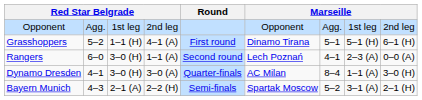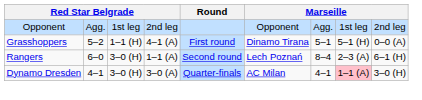(399, 42) 6–1 (H) -> (390, 42) 0–0 (A)
(332, 57) 4–1 -> (323, 57) 8–4
(399, 57) 0–0 (A) -> (390, 57) 6–1 (H)
(332, 73) 8–4 -> (323, 73) 4–1
(362, 73) no background -> (353, 73) pink background
- row: (39, 88)
